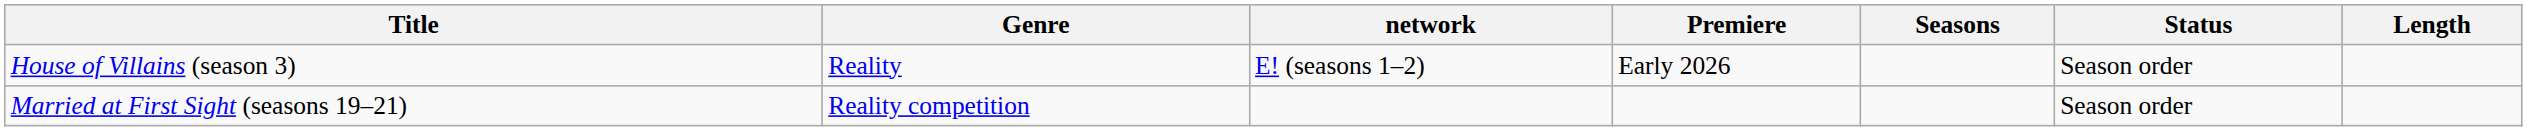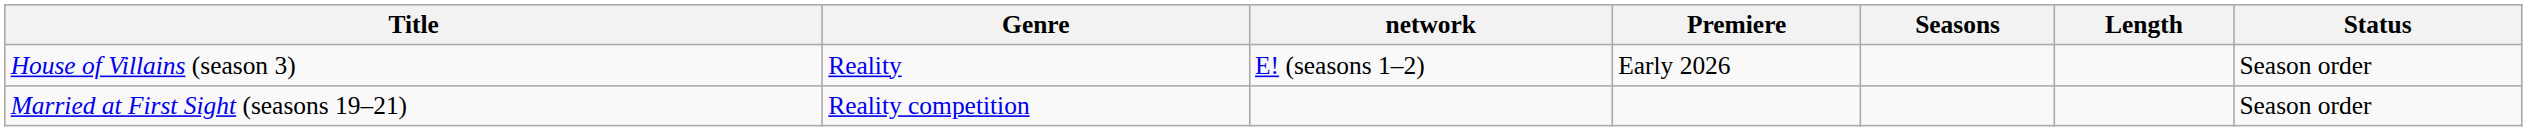columns swapped: (2432, 24) <-> (2198, 24)
